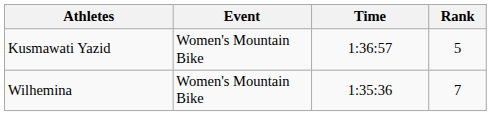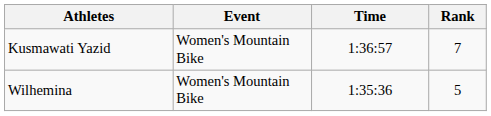(458, 49) 5 -> (458, 49) 7
(458, 90) 7 -> (458, 90) 5
